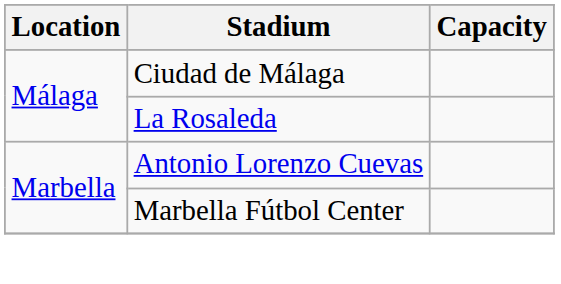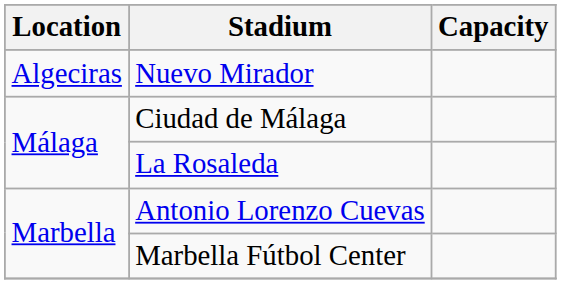+ row: (224, 73)
